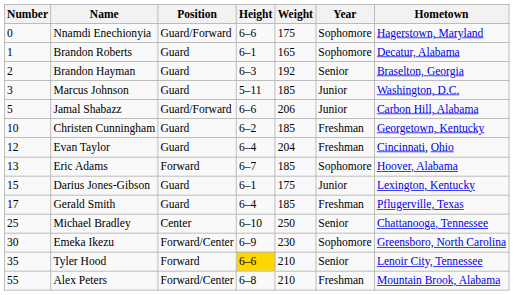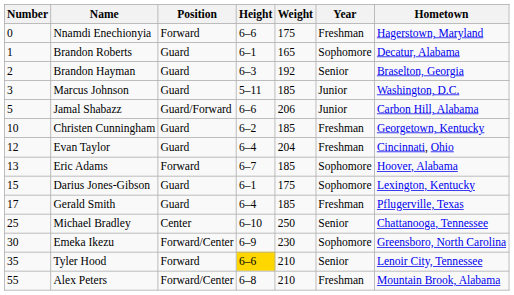(196, 33) Guard/Forward -> (180, 33) Forward
(345, 33) Sophomore -> (341, 33) Freshman
(333, 185) Junior -> (345, 185) Sophomore
